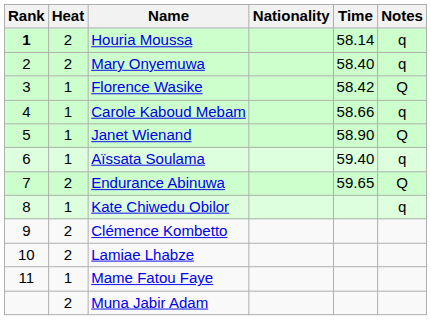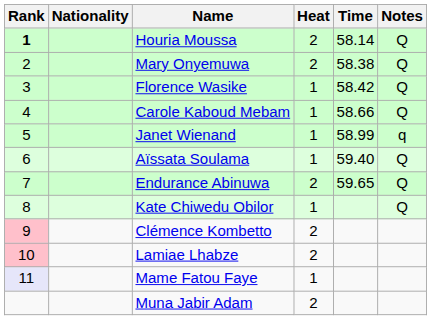columns swapped: (68, 16) <-> (291, 16)
(402, 40) q -> (402, 40) Q
(355, 64) 58.40 -> (355, 64) 58.38
(402, 64) q -> (402, 64) Q
(402, 111) q -> (402, 111) Q
(355, 135) 58.90 -> (355, 135) 58.99
(402, 135) Q -> (402, 135) q
(402, 159) q -> (402, 159) Q
(402, 207) q -> (402, 207) Q
(26, 231) no background -> (26, 231) pink background
(26, 254) no background -> (26, 254) pink background
(26, 278) no background -> (26, 278) lavender background
